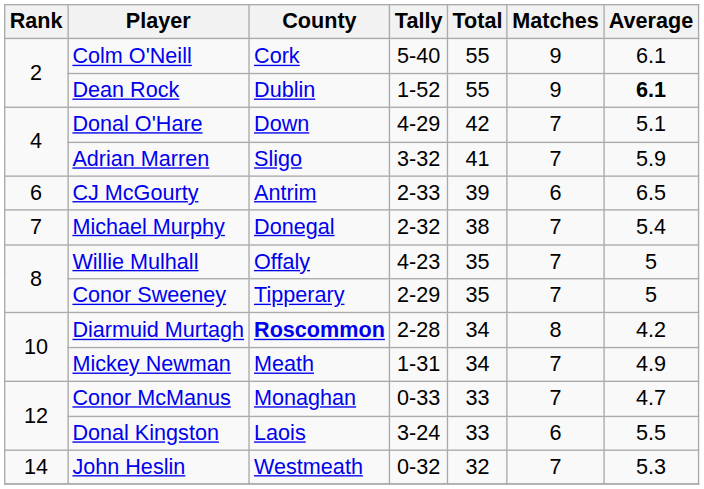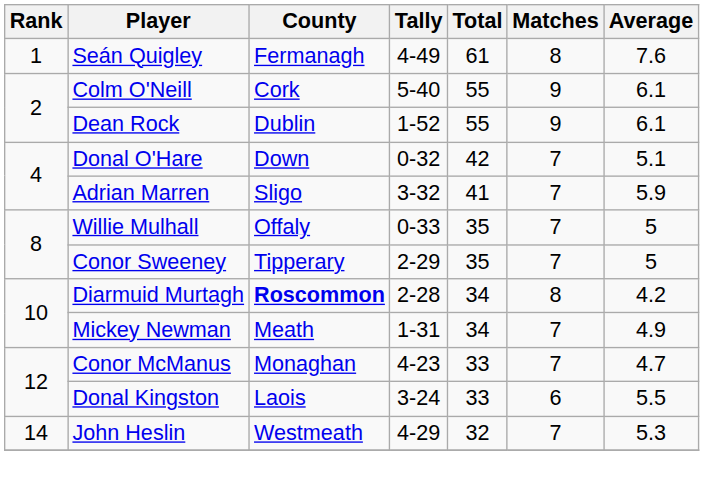+ row: (137, 55)
(651, 90) bold -> (651, 124) normal
(419, 124) 4-29 -> (419, 158) 0-32
- row: (135, 192)
- row: (149, 227)
(419, 261) 4-23 -> (419, 227) 0-33
(419, 398) 0-33 -> (419, 364) 4-23
(419, 466) 0-32 -> (419, 432) 4-29
